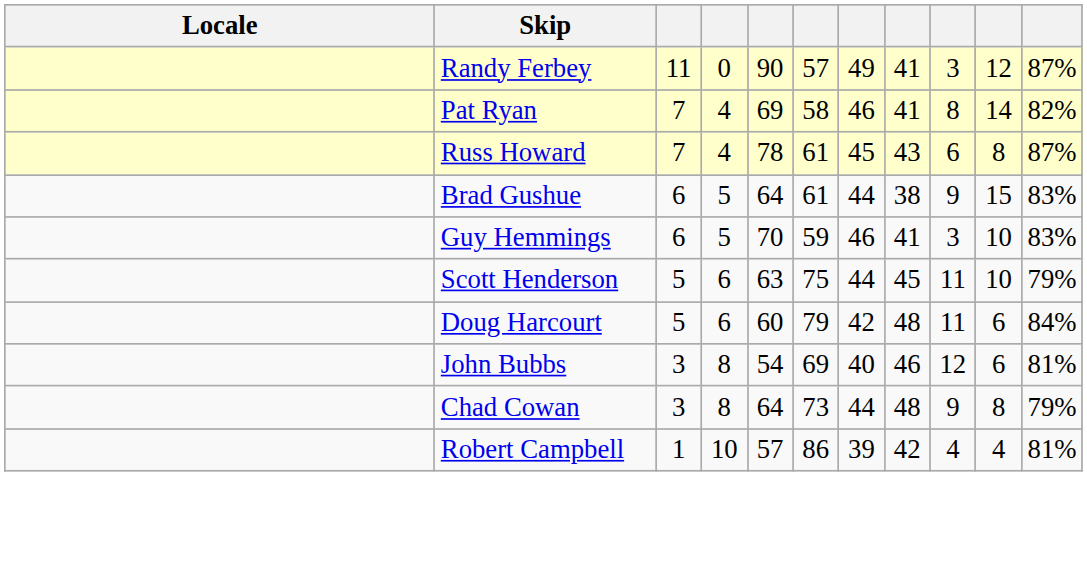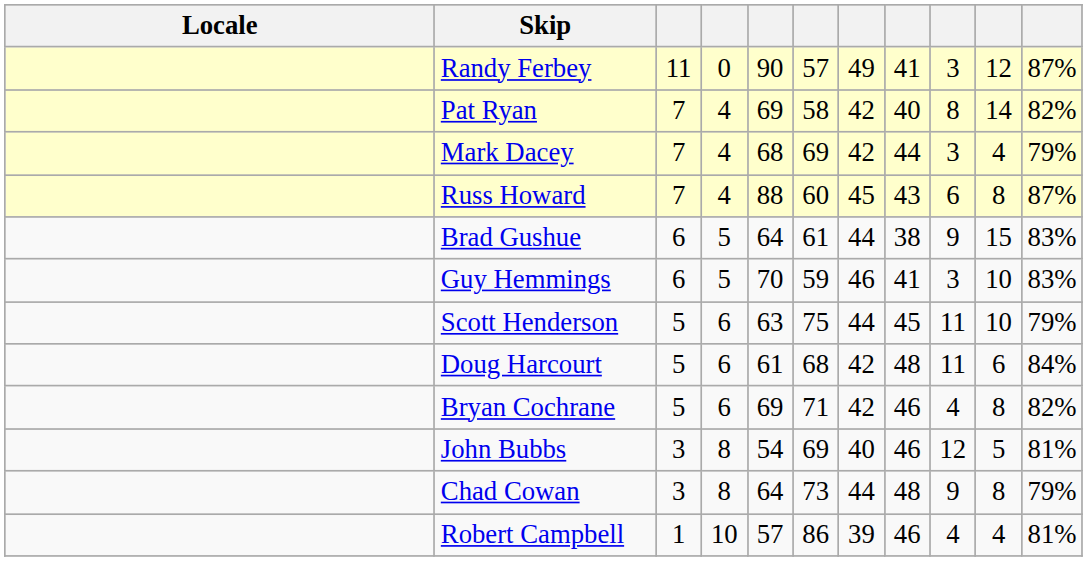(861, 110) 46 -> (861, 110) 42
(907, 110) 41 -> (907, 110) 40
+ row: (507, 152)
(770, 152) 78 -> (770, 195) 88
(816, 152) 61 -> (816, 195) 60
(770, 322) 60 -> (770, 364) 61
(816, 322) 79 -> (816, 364) 68
+ row: (528, 407)
(999, 364) 6 -> (999, 449) 5
(907, 449) 42 -> (907, 534) 46
